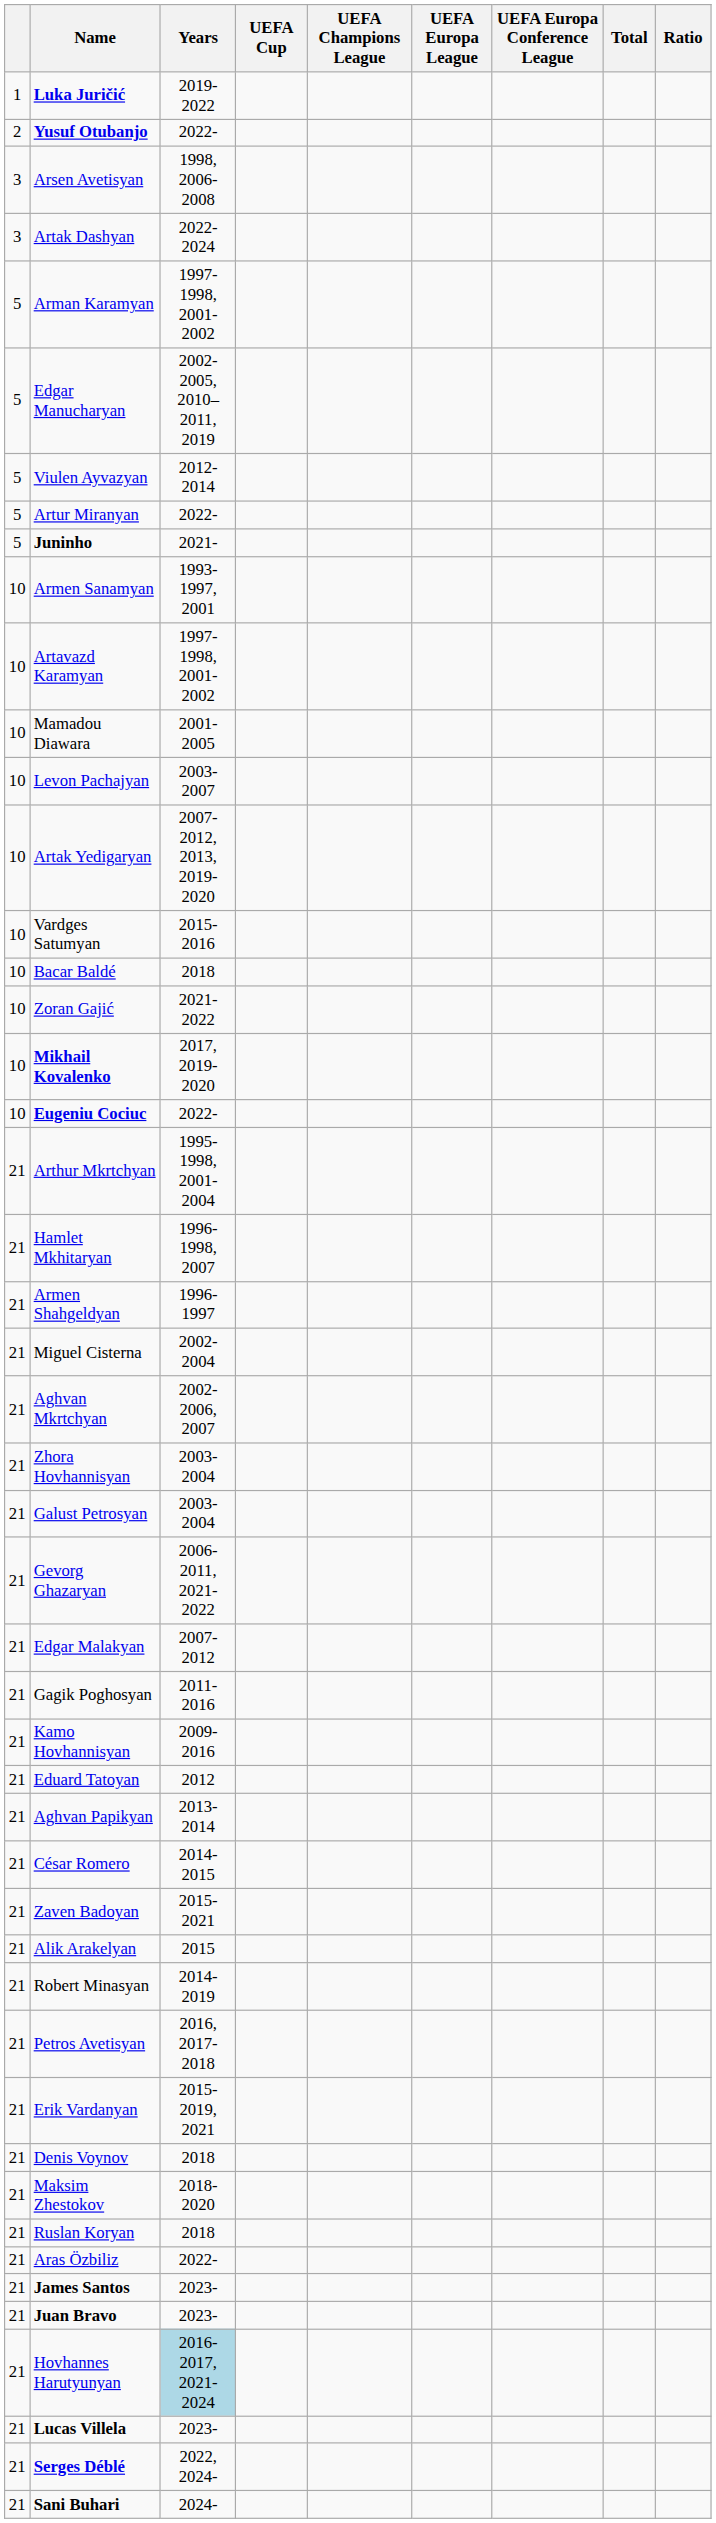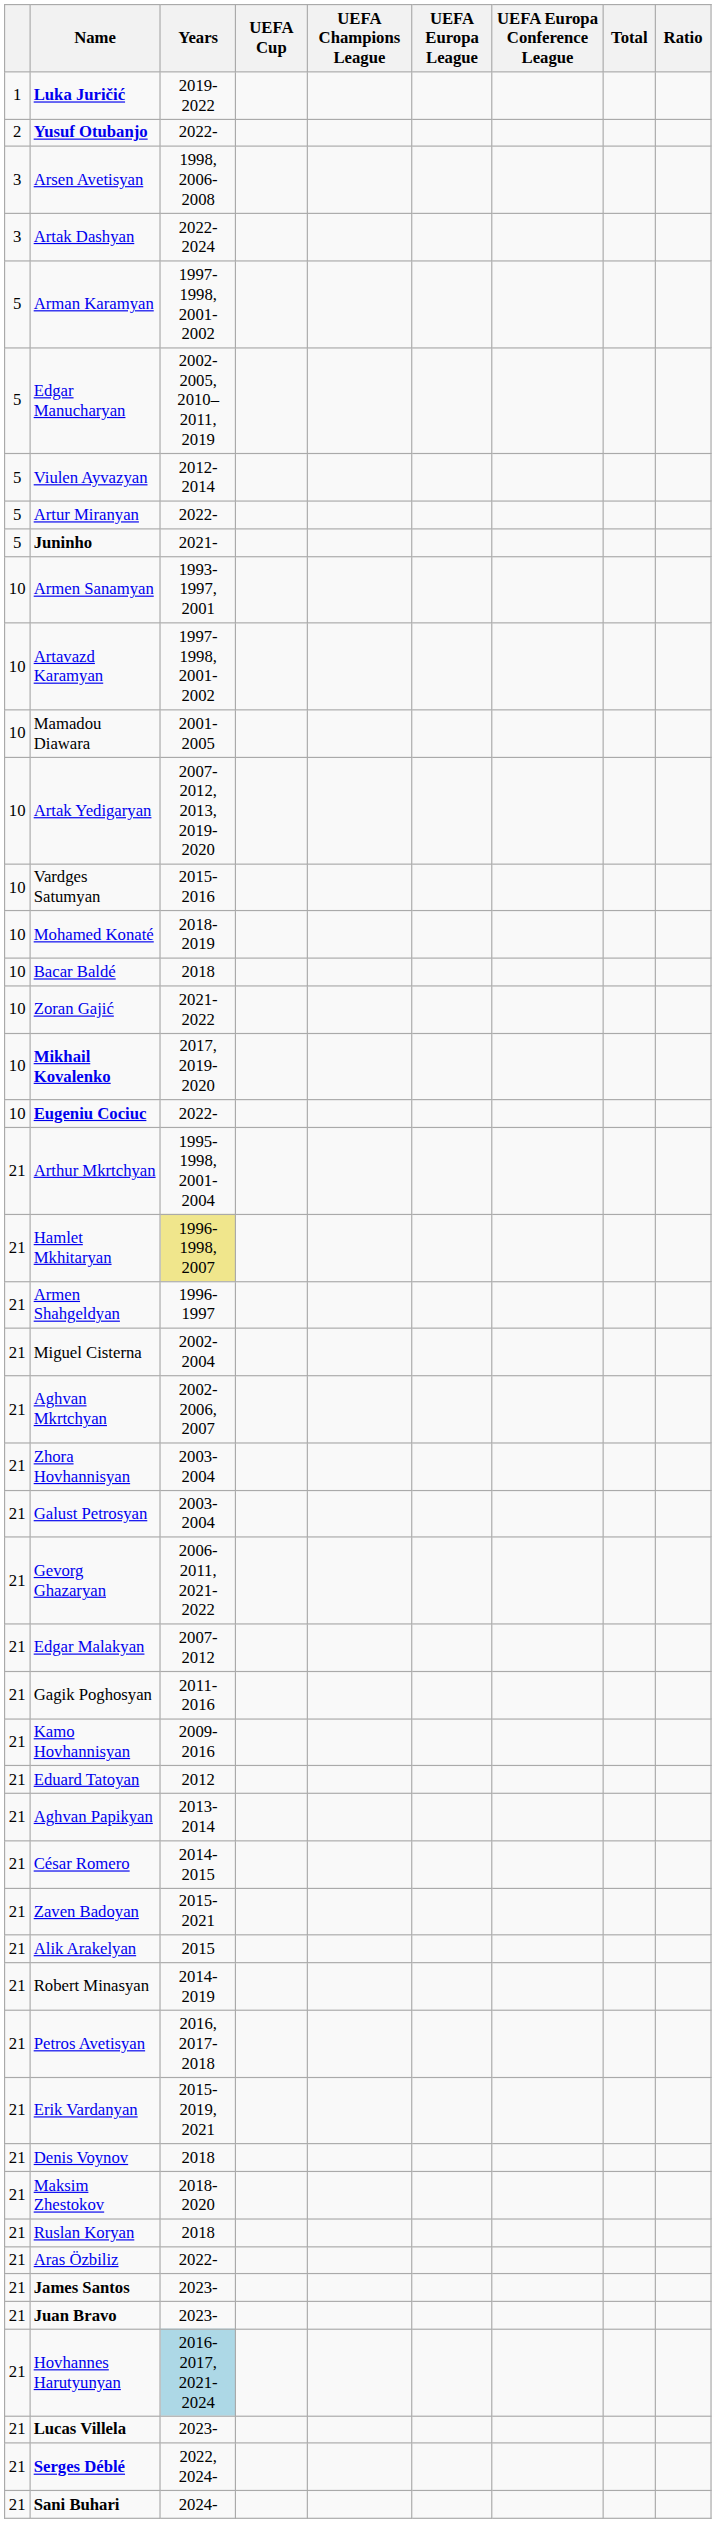- row: (91, 781)
+ row: (94, 934)
(198, 1247) no background -> (198, 1247) khaki background
